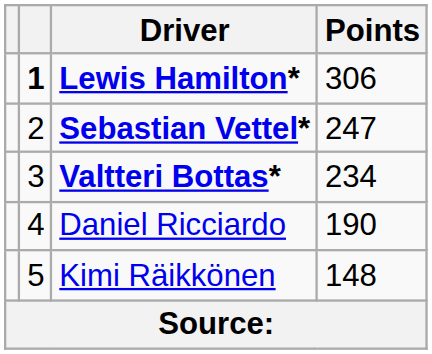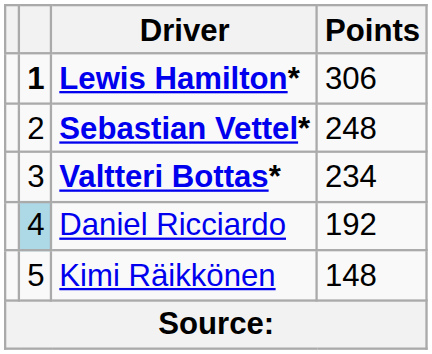(351, 127) 247 -> (351, 127) 248
(36, 226) no background -> (36, 226) lightblue background
(351, 226) 190 -> (351, 226) 192
